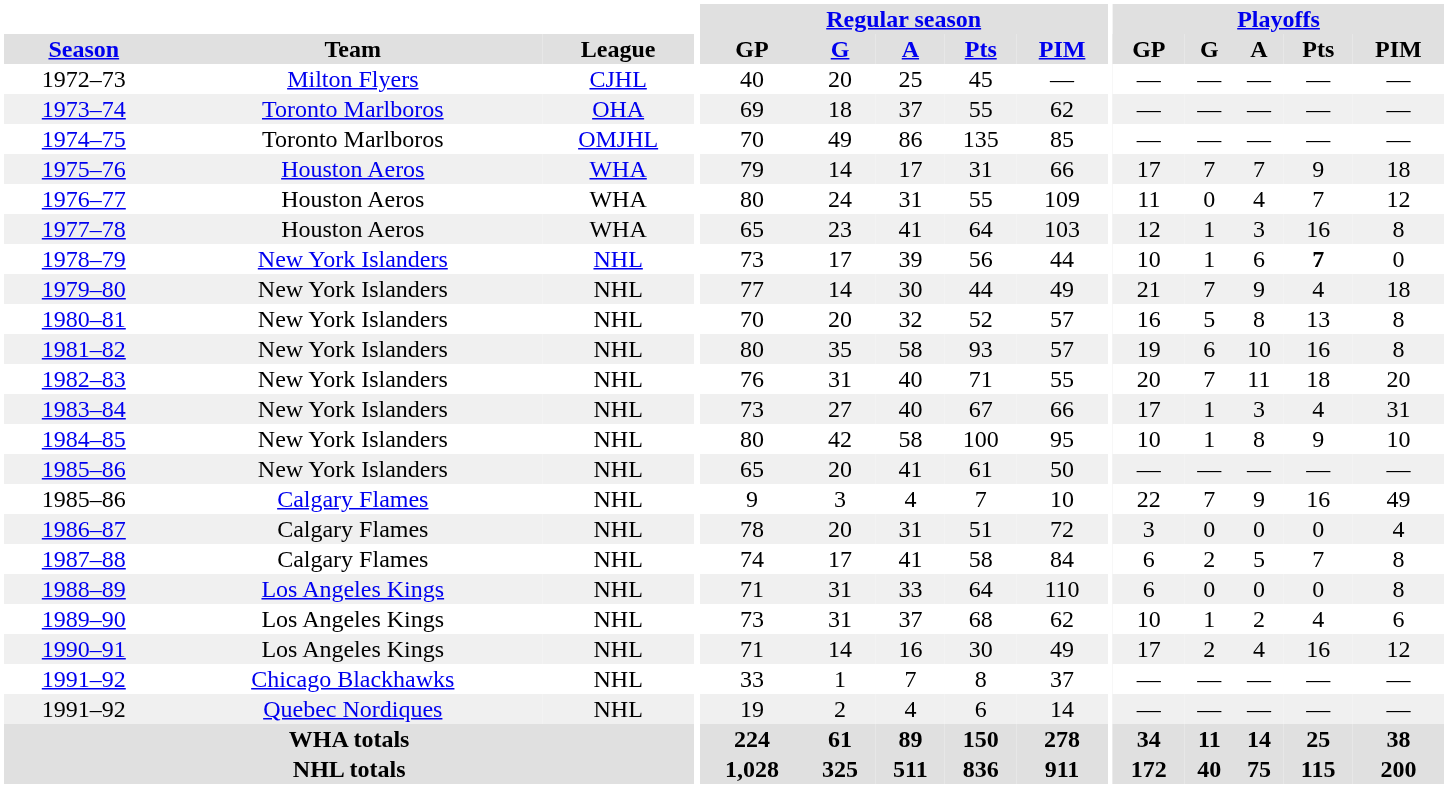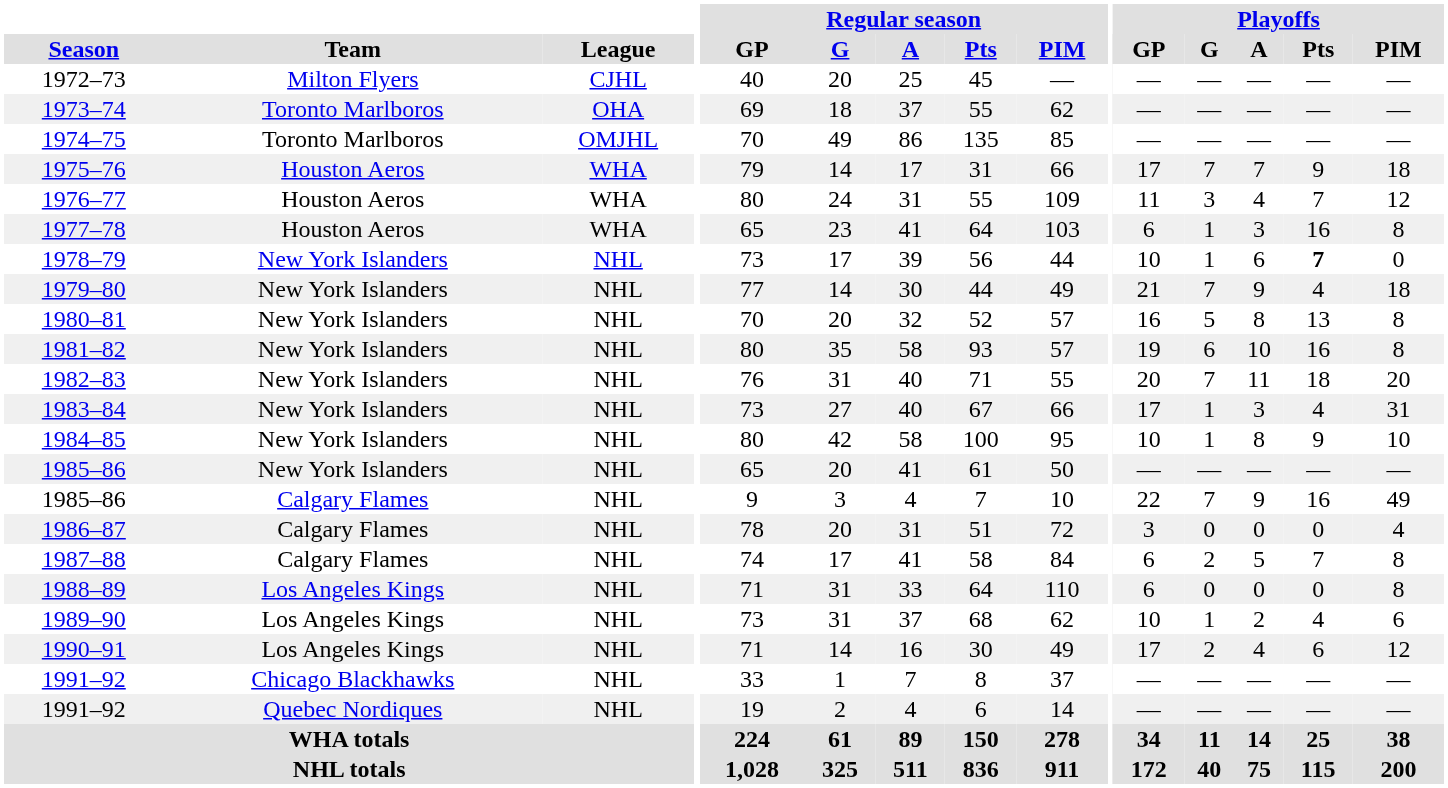(1209, 198) 0 -> (1209, 198) 3
(1149, 228) 12 -> (1149, 228) 6
(1318, 648) 16 -> (1318, 648) 6
